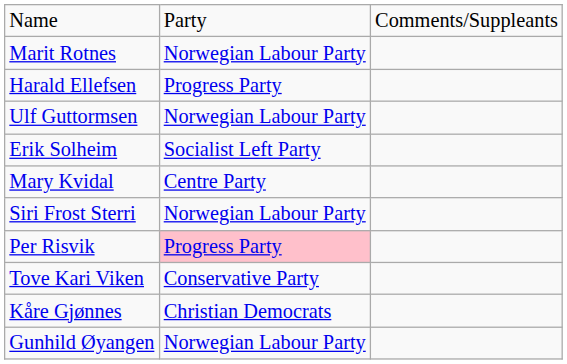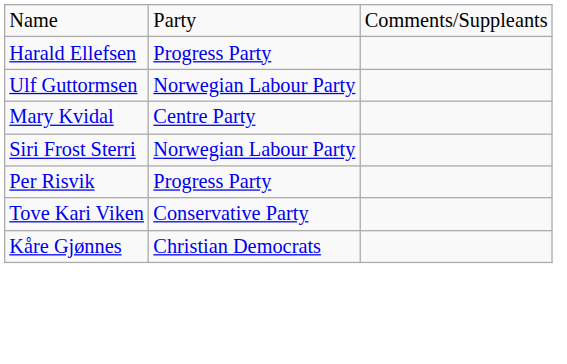- row: (63, 52)
- row: (63, 149)
(223, 246) pink background -> (212, 181) no background
- row: (82, 342)
